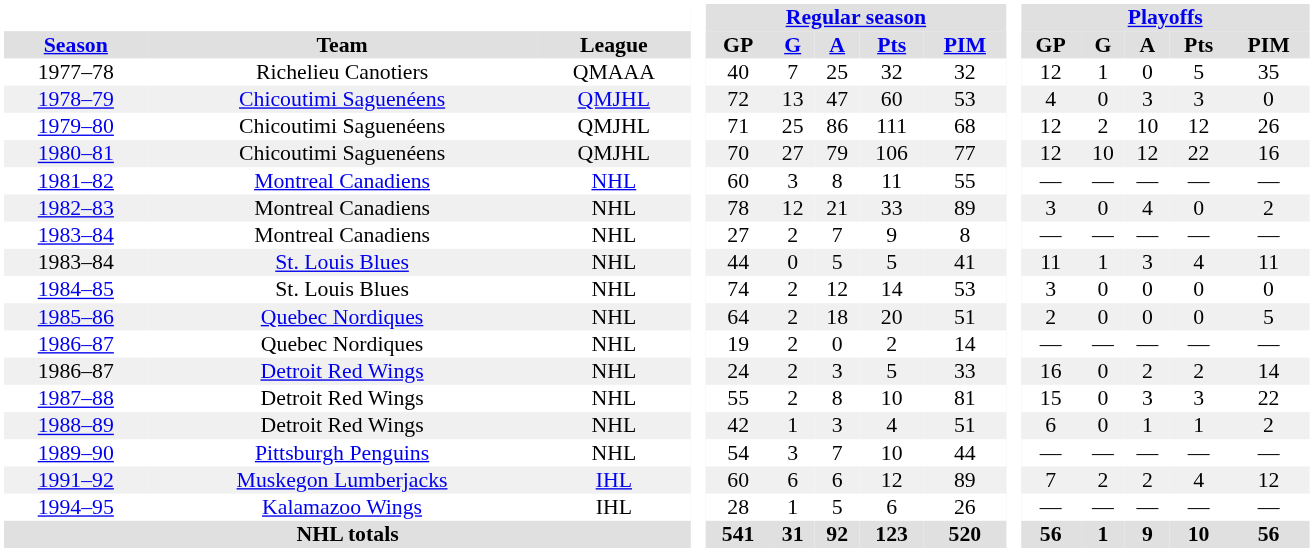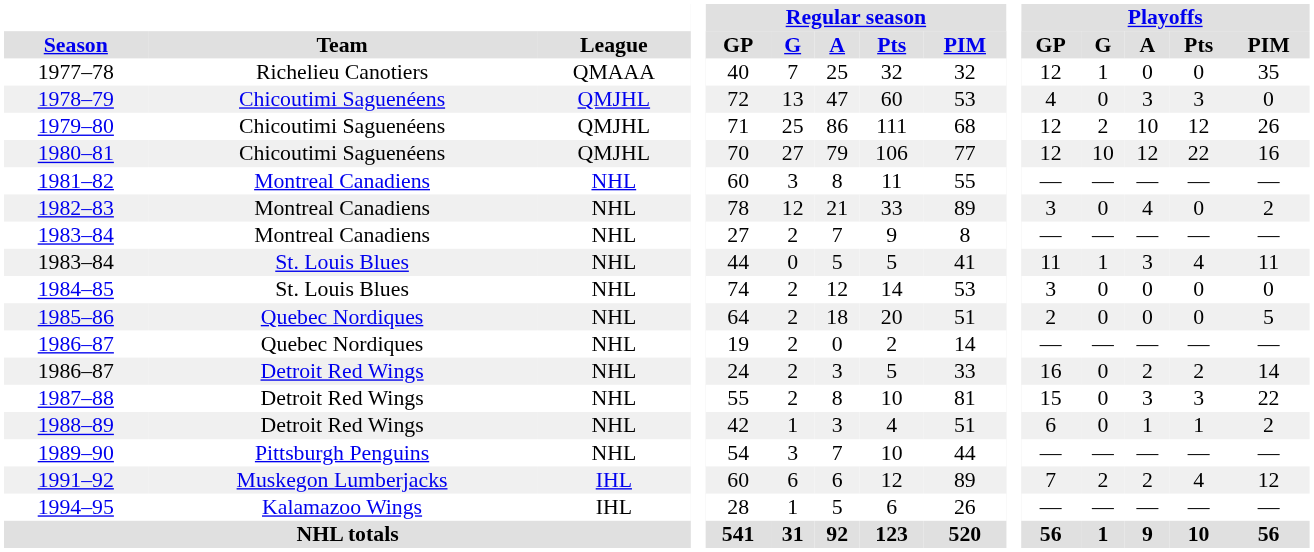(1199, 71) 5 -> (1199, 71) 0
